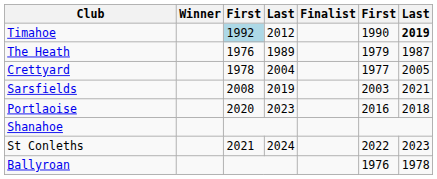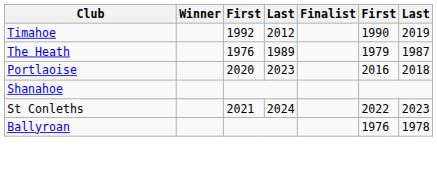(240, 33) lightblue background -> (240, 33) no background
(416, 33) bold -> (416, 33) normal
- row: (39, 70)
- row: (42, 89)
